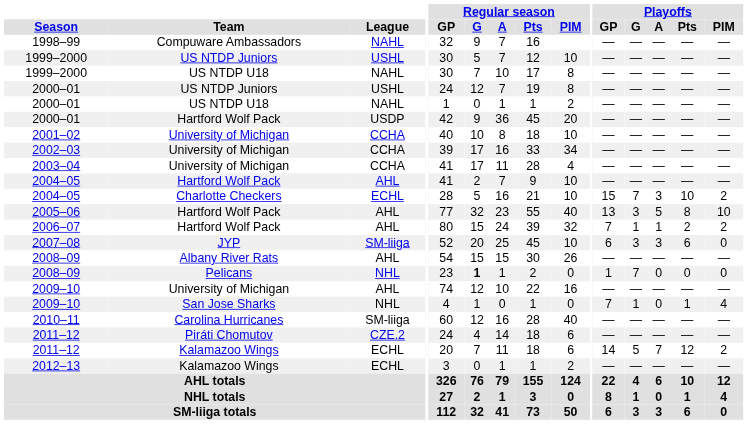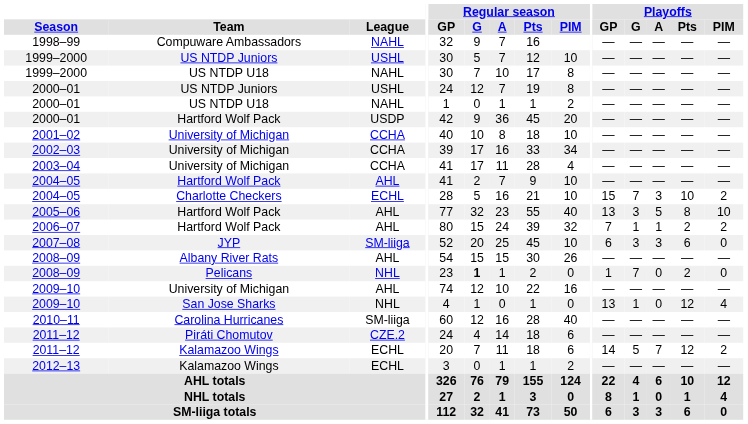(687, 273) 0 -> (687, 273) 2
(608, 304) 7 -> (608, 304) 13
(687, 304) 1 -> (687, 304) 12
